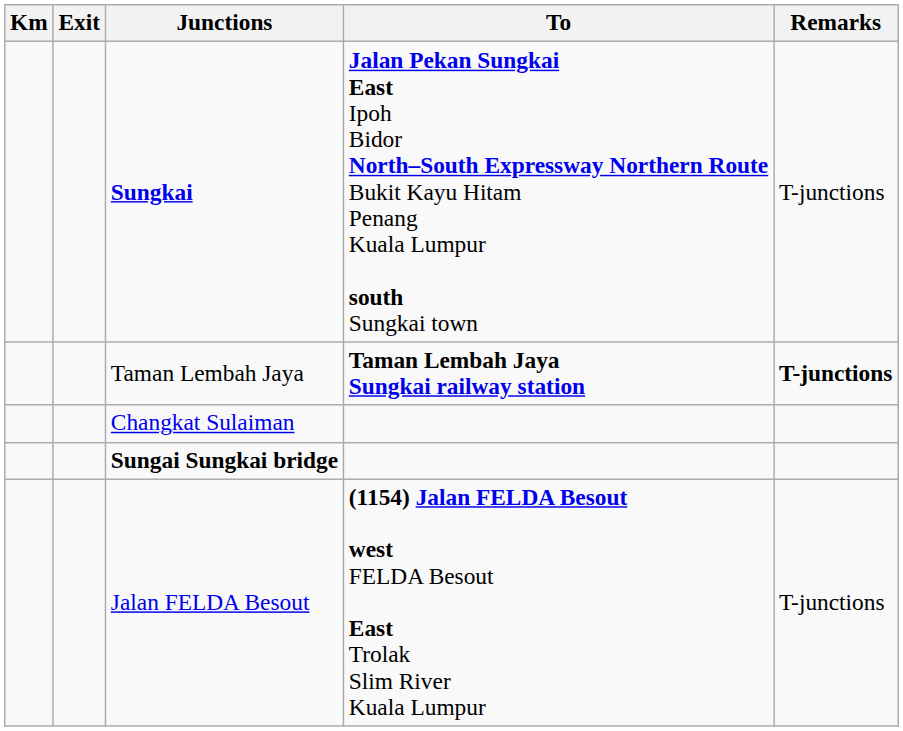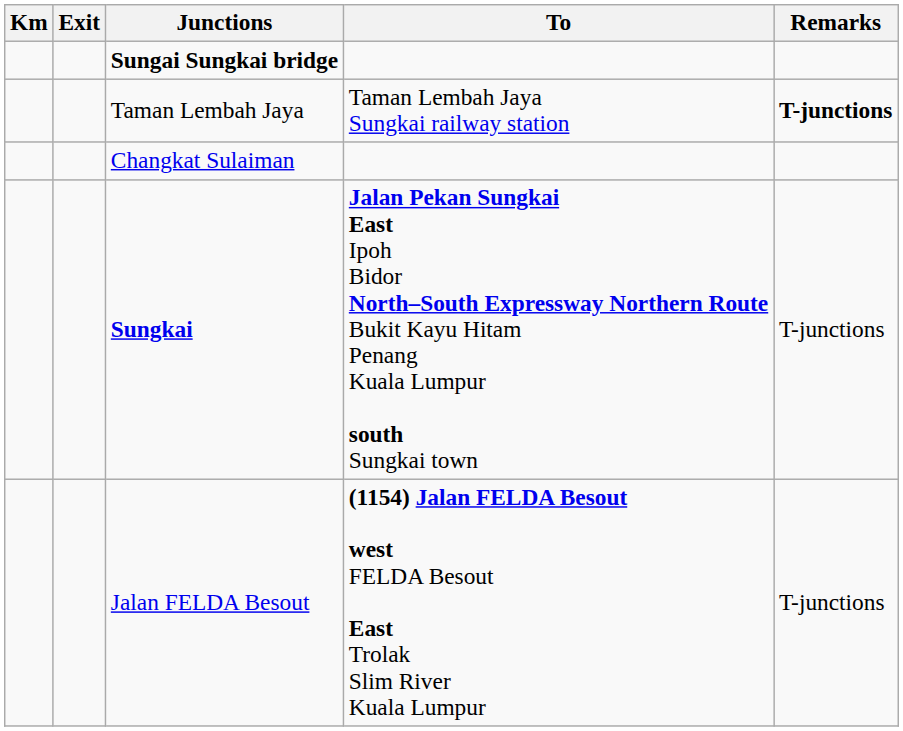rows swapped: (152, 191) <-> (224, 460)
(467, 373) bold -> (459, 110) normal
